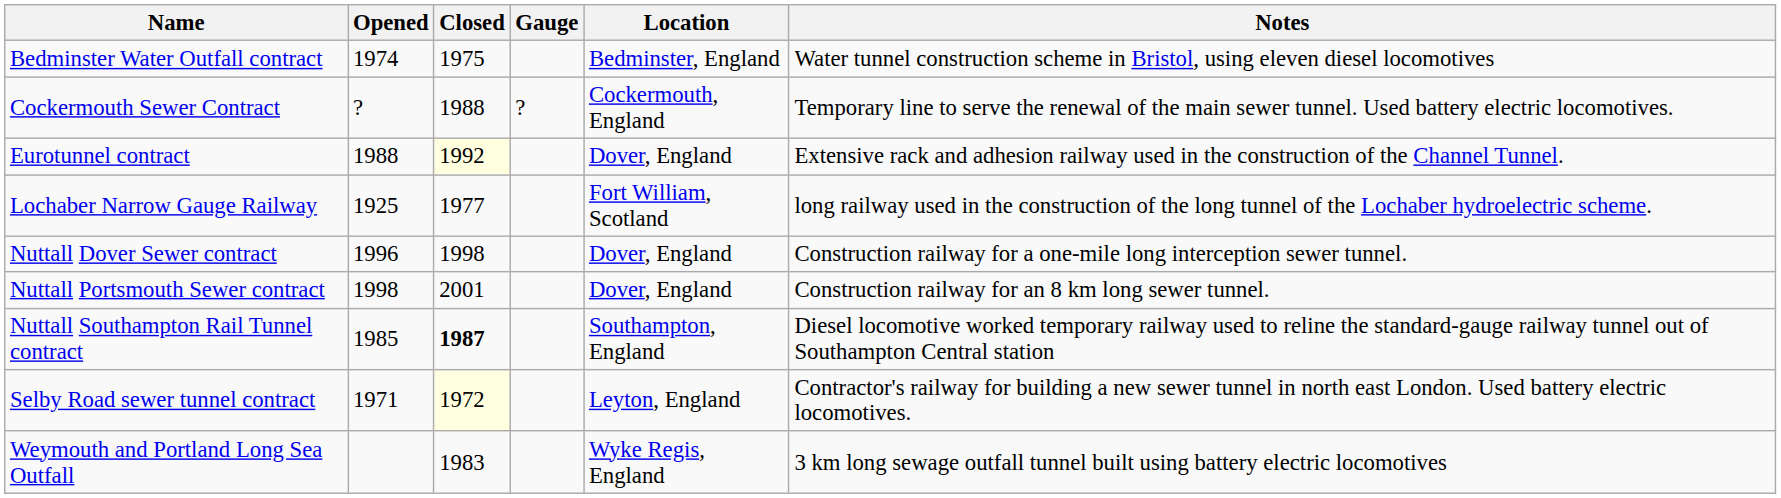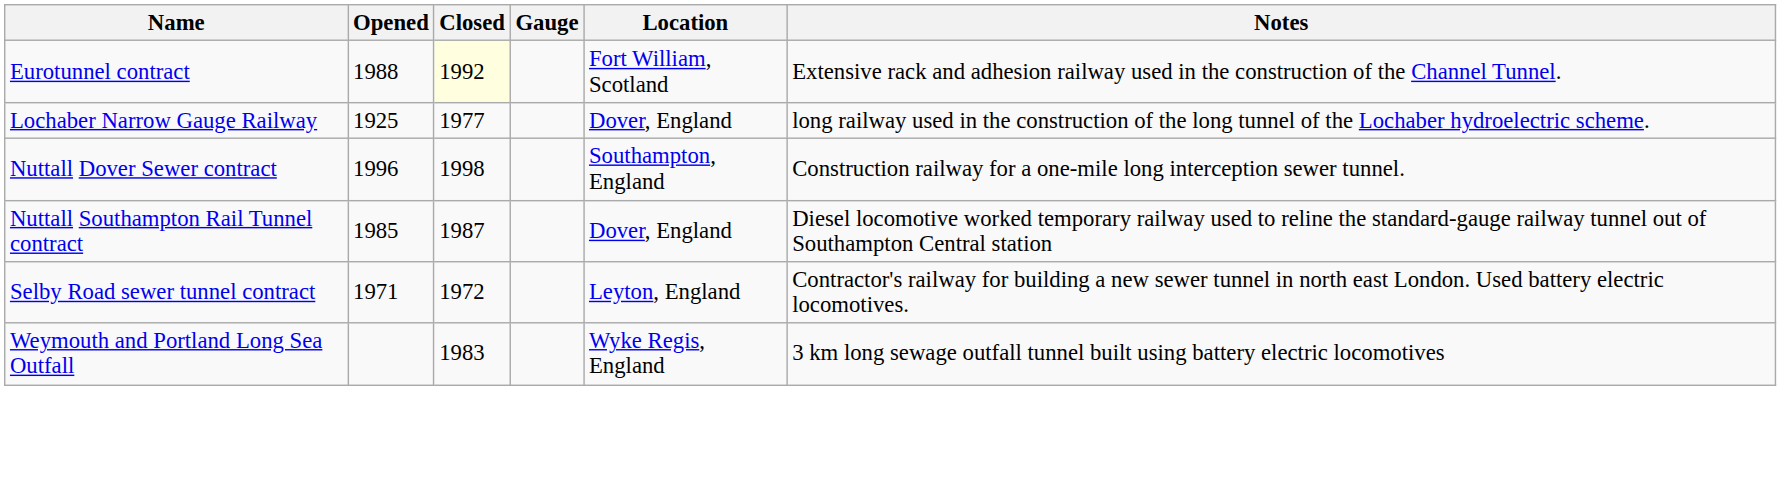- row: (166, 58)
- row: (145, 107)
(660, 156) Dover, England -> (650, 71) Fort William, Scotland
(650, 204) Fort William, Scotland -> (660, 120) Dover, England
(660, 253) Dover, England -> (652, 168) Southampton, England
- row: (167, 289)
(462, 338) bold -> (462, 230) normal
(652, 338) Southampton, England -> (660, 230) Dover, England
(462, 400) lightyellow background -> (462, 292) no background
